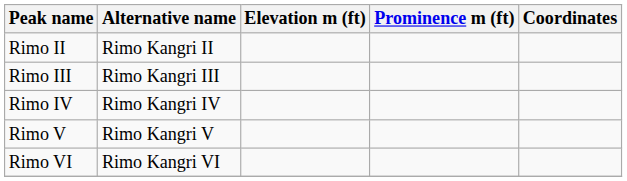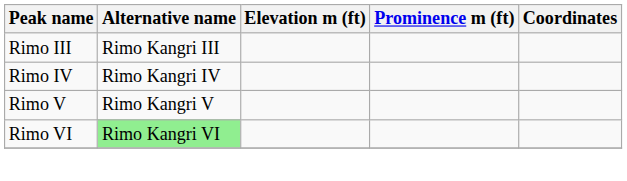- row: (37, 47)
(161, 162) no background -> (161, 133) lightgreen background
